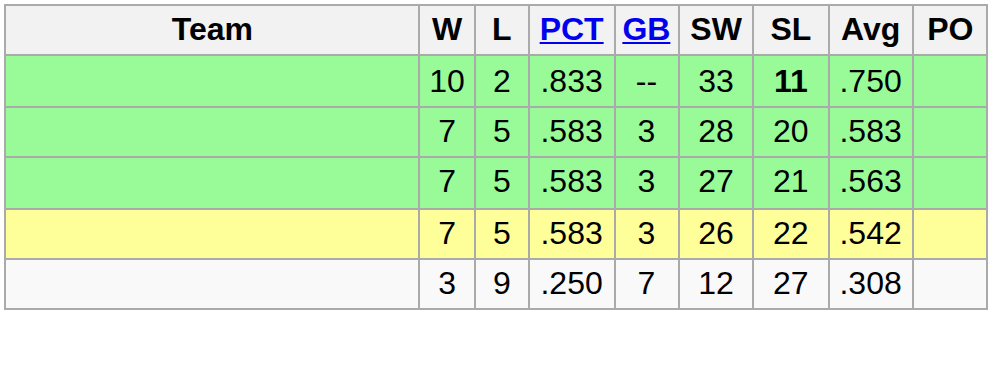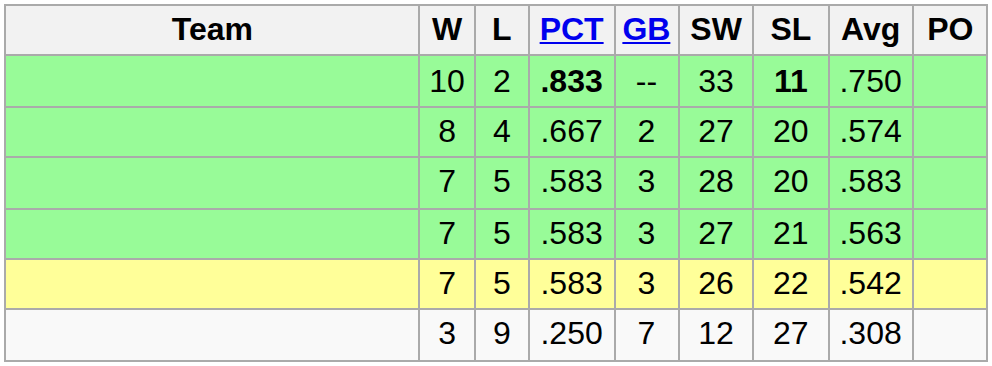(572, 80) normal -> (572, 80) bold
+ row: (447, 131)
